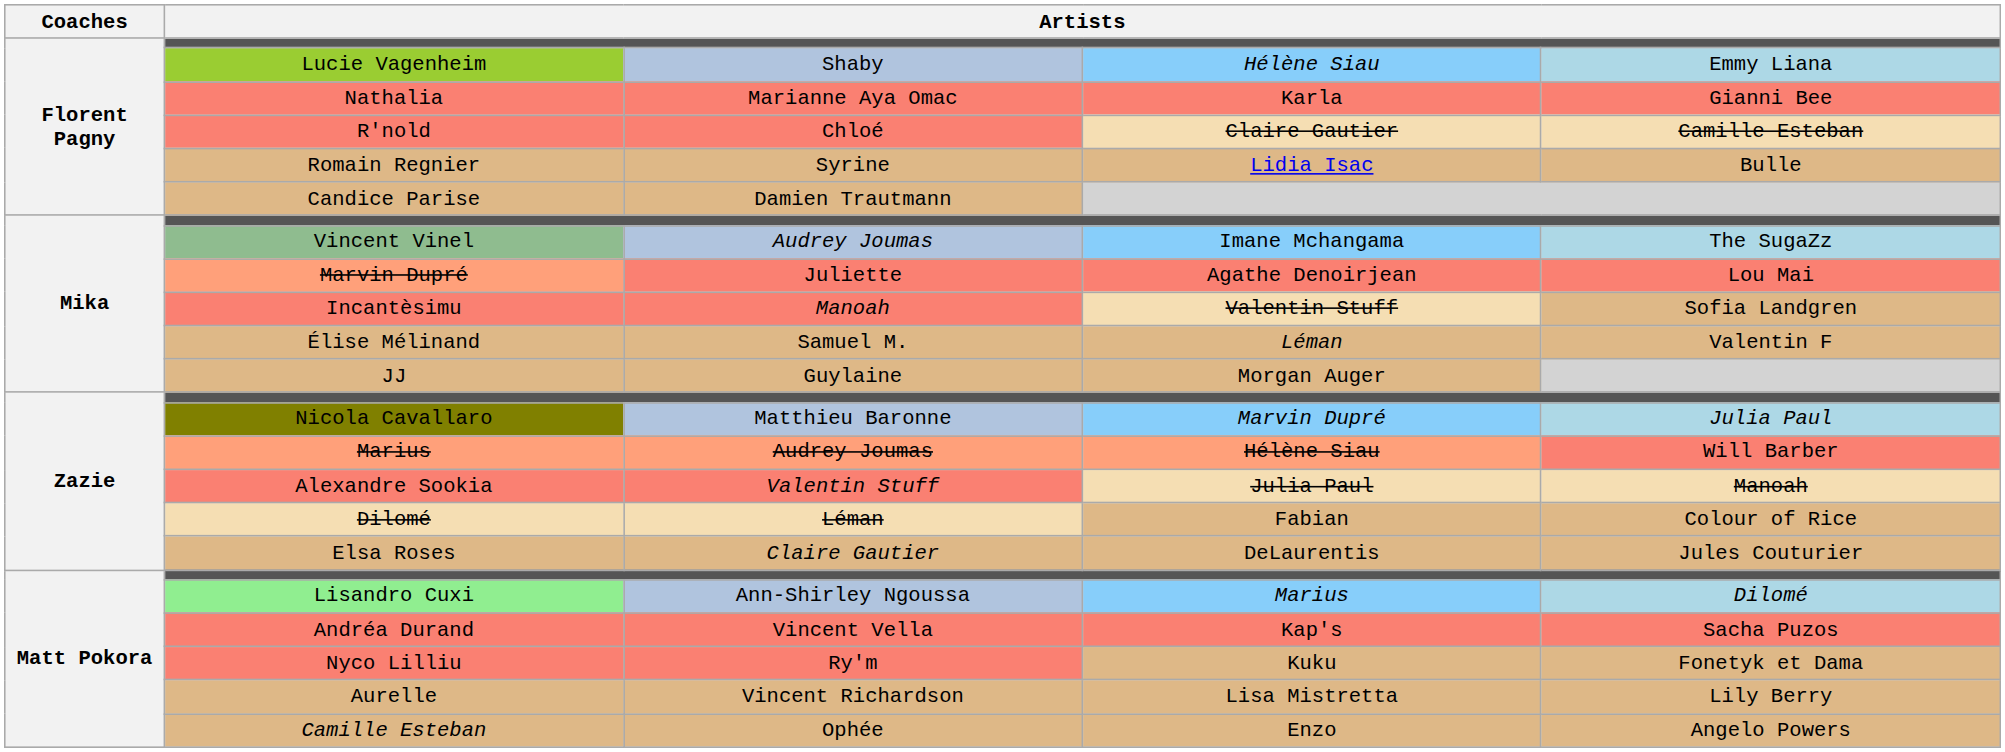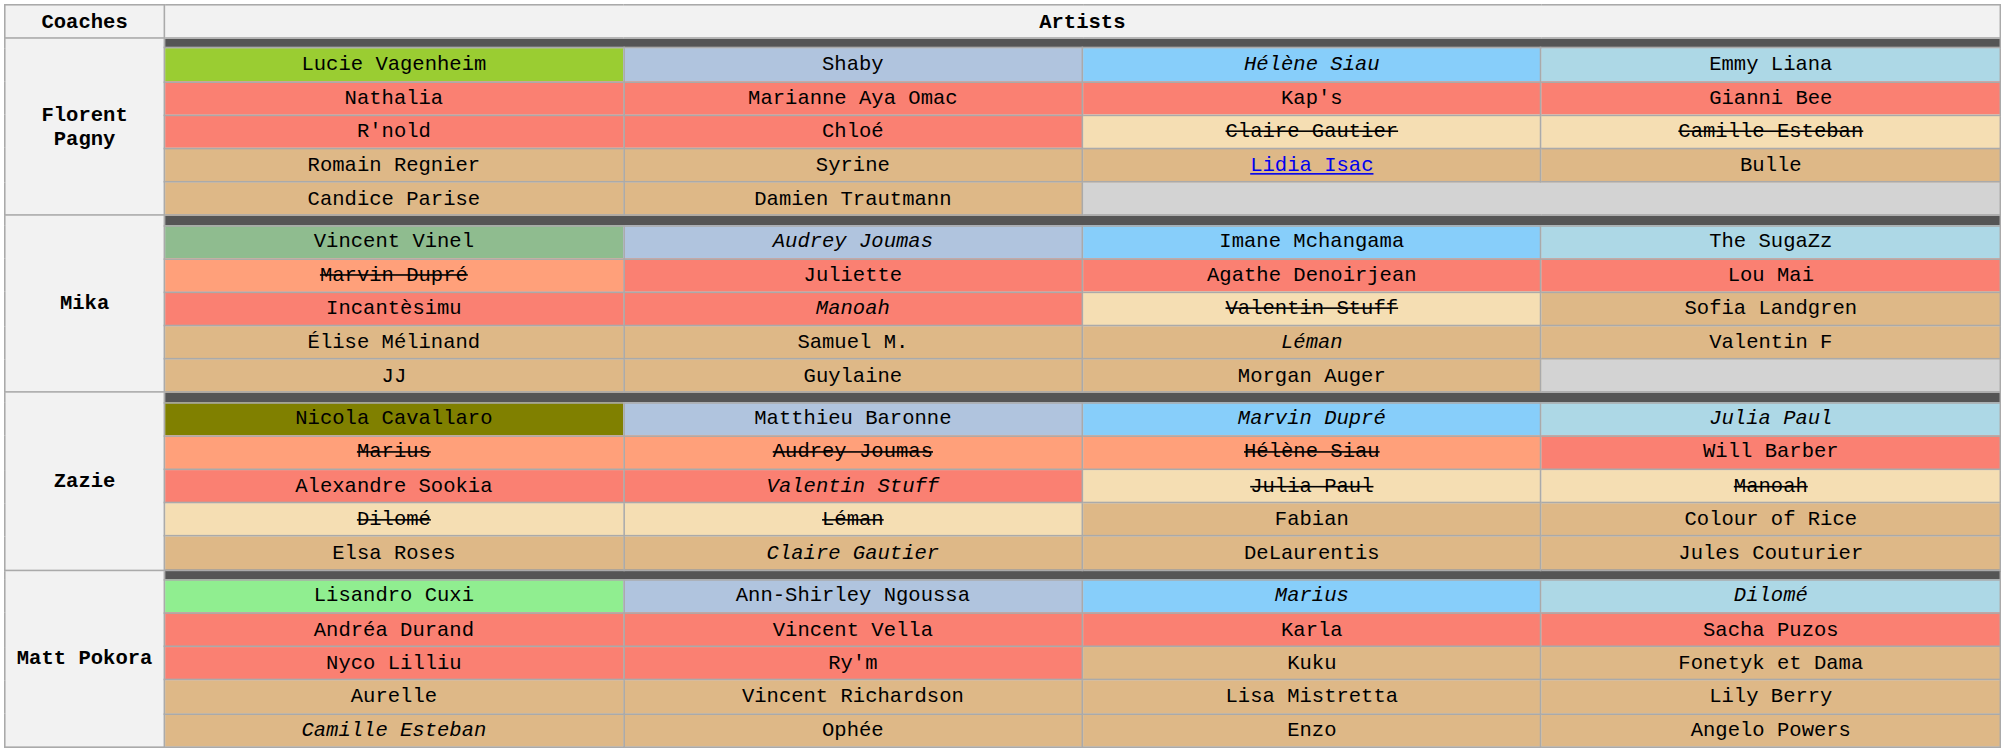(1312, 98) Karla -> (1312, 98) Kap's
(1312, 630) Kap's -> (1312, 630) Karla
